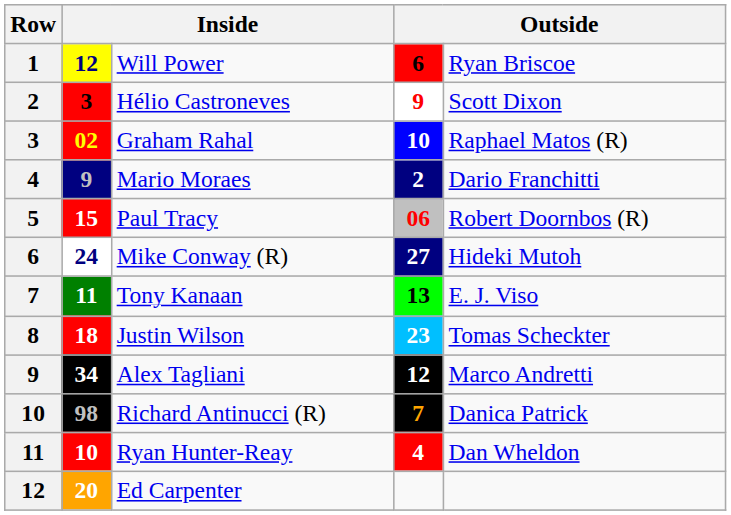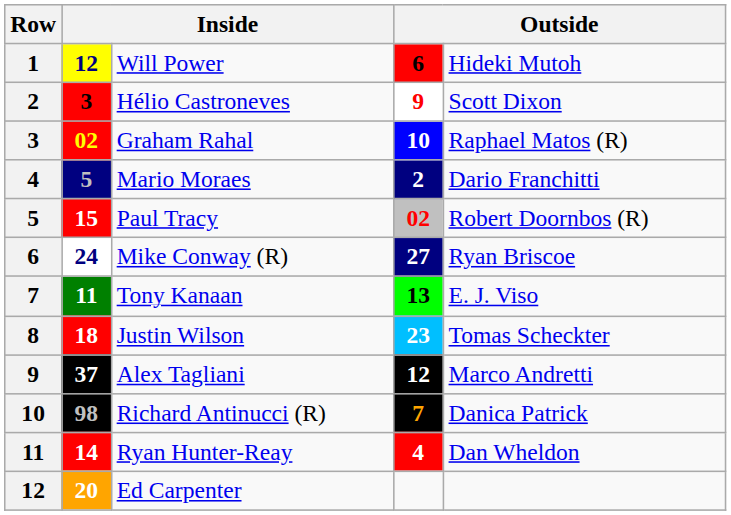(512, 62) Ryan Briscoe -> (515, 62) Hideki Mutoh
(86, 179) 9 -> (86, 179) 5
(418, 218) 06 -> (418, 218) 02
(515, 257) Hideki Mutoh -> (512, 257) Ryan Briscoe
(86, 373) 34 -> (86, 373) 37
(86, 451) 10 -> (86, 451) 14
